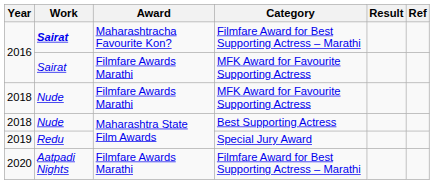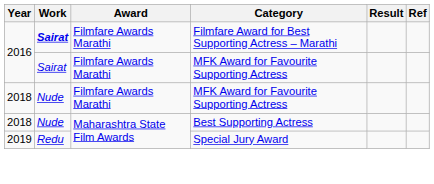(136, 37) Maharashtracha Favourite Kon? -> (113, 37) Filmfare Awards Marathi
- row: (19, 164)
